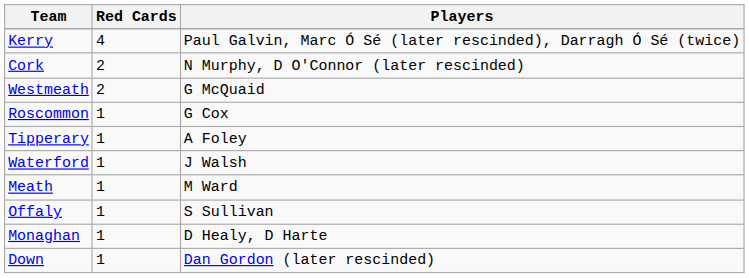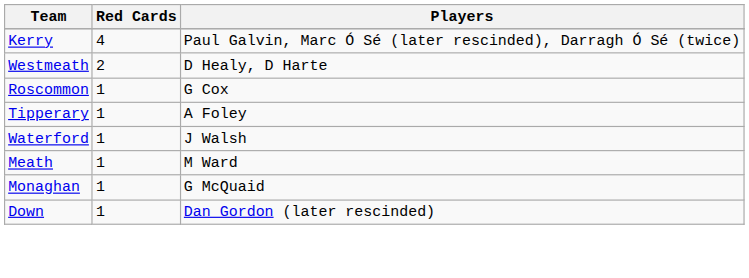- row: (26, 65)
(224, 90) G McQuaid -> (256, 65) D Healy, D Harte
- row: (35, 212)
(256, 236) D Healy, D Harte -> (224, 187) G McQuaid
